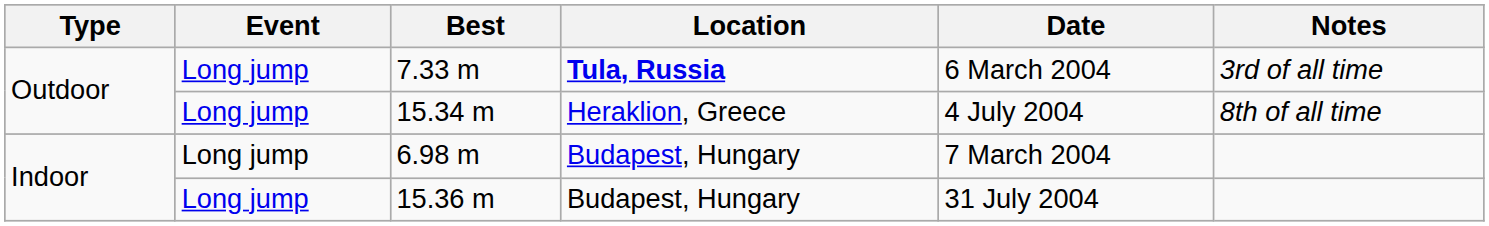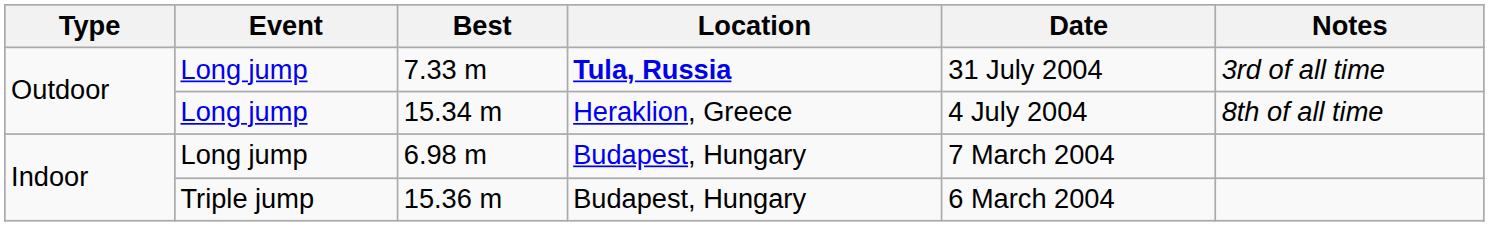(1028, 69) 6 March 2004 -> (1025, 69) 31 July 2004
(245, 198) Long jump -> (247, 198) Triple jump
(1022, 198) 31 July 2004 -> (1031, 198) 6 March 2004
